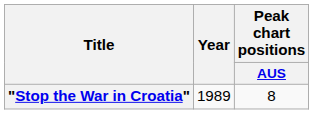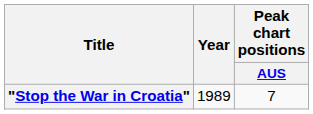(271, 96) 8 -> (271, 96) 7
